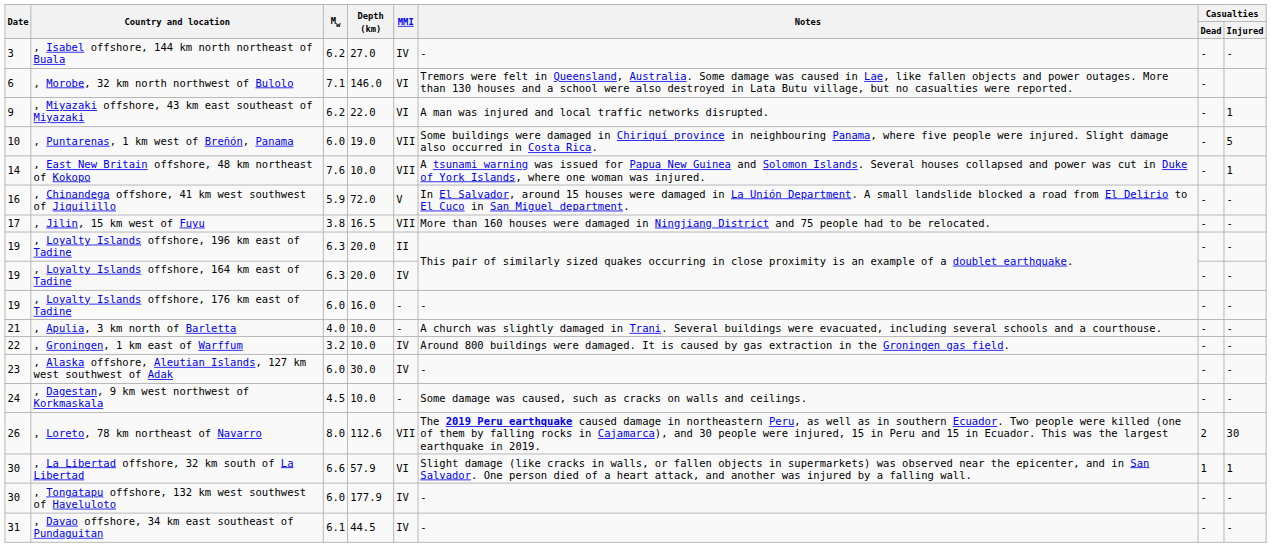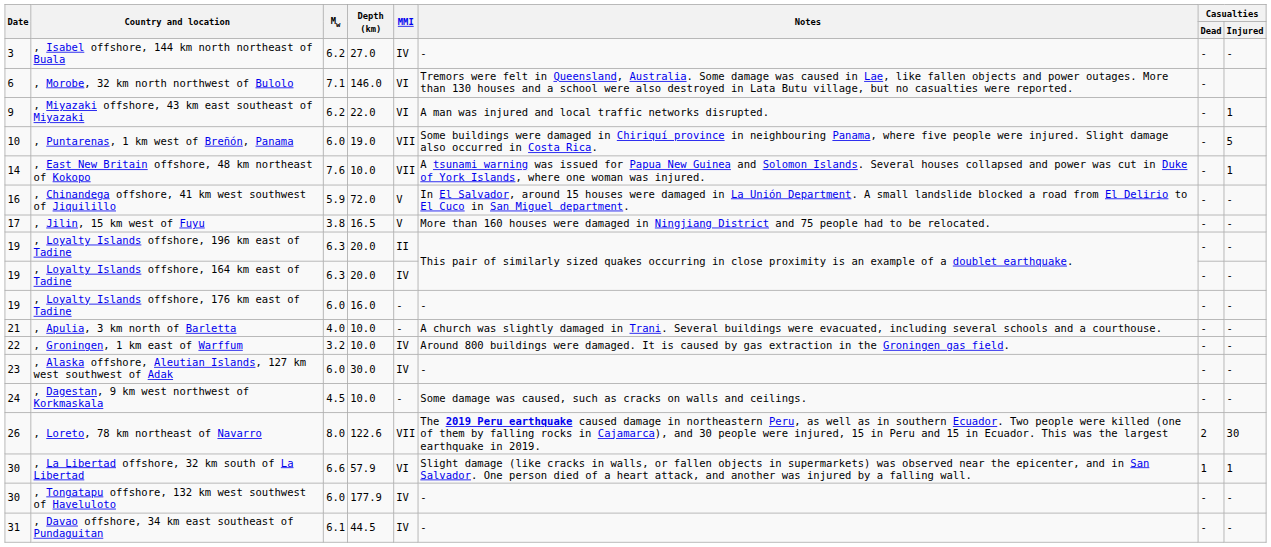(406, 223) VII -> (399, 223) V
(366, 433) 112.6 -> (366, 433) 122.6
